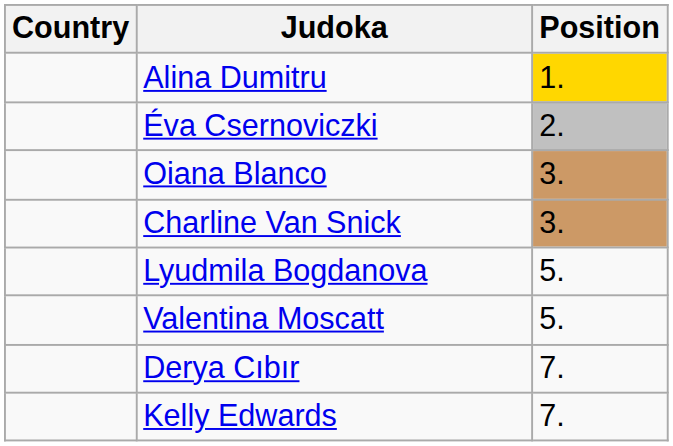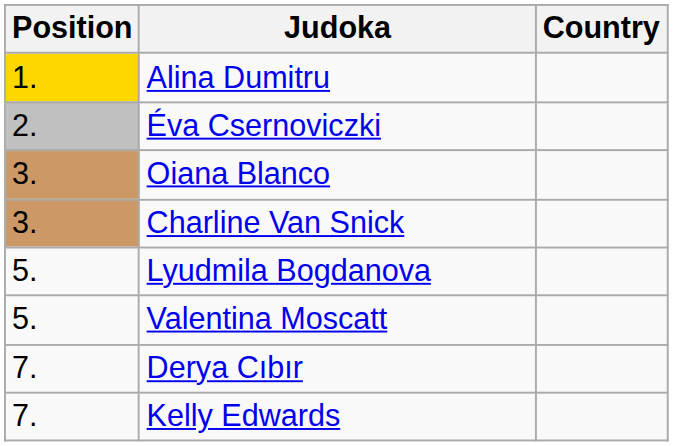columns swapped: (600, 28) <-> (71, 28)
